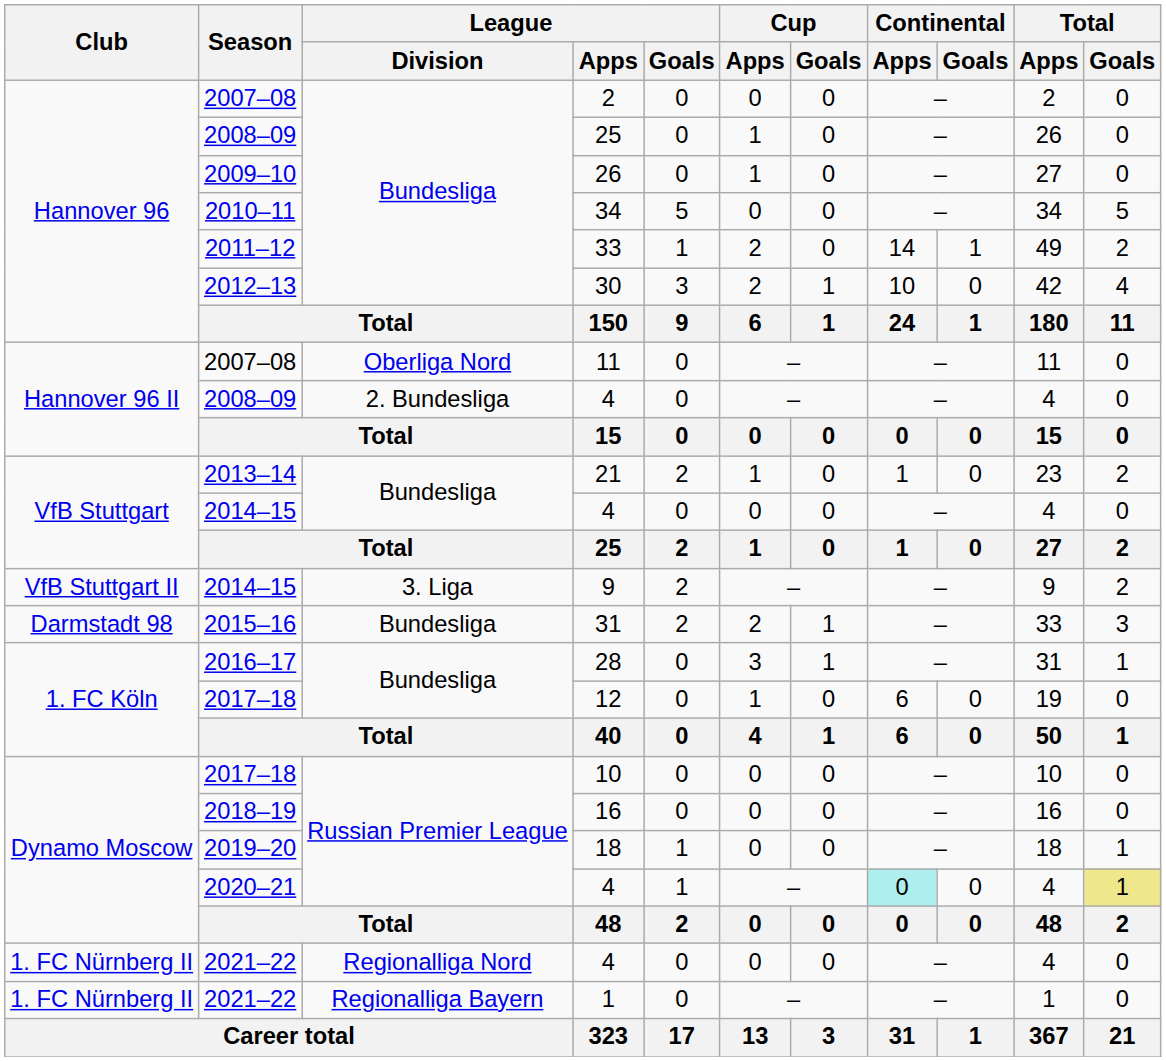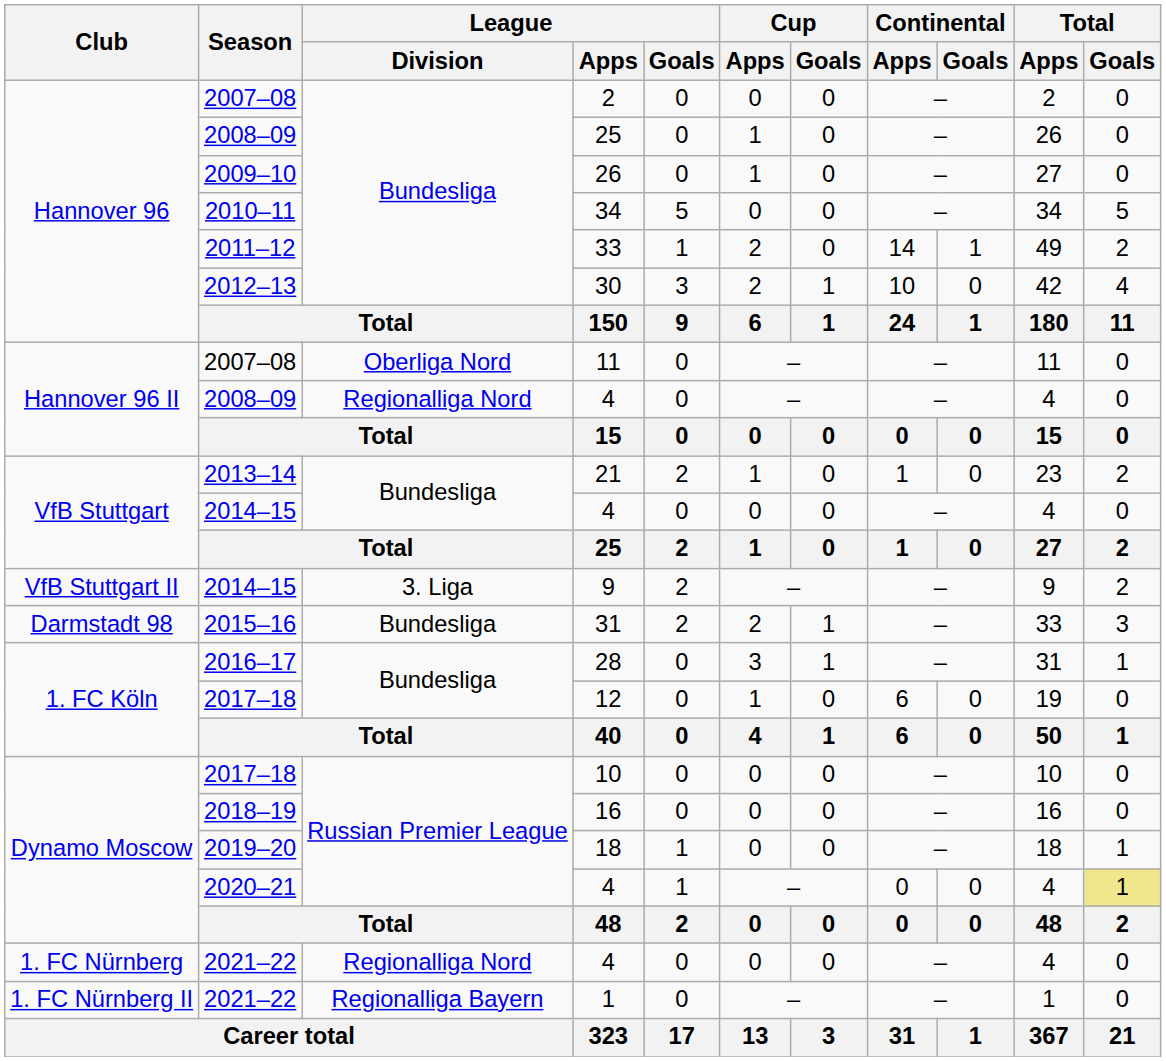(437, 398) 2. Bundesliga -> (437, 398) Regionalliga Nord
(902, 887) paleturquoise background -> (902, 887) no background
(102, 962) 1. FC Nürnberg II -> (102, 962) 1. FC Nürnberg
